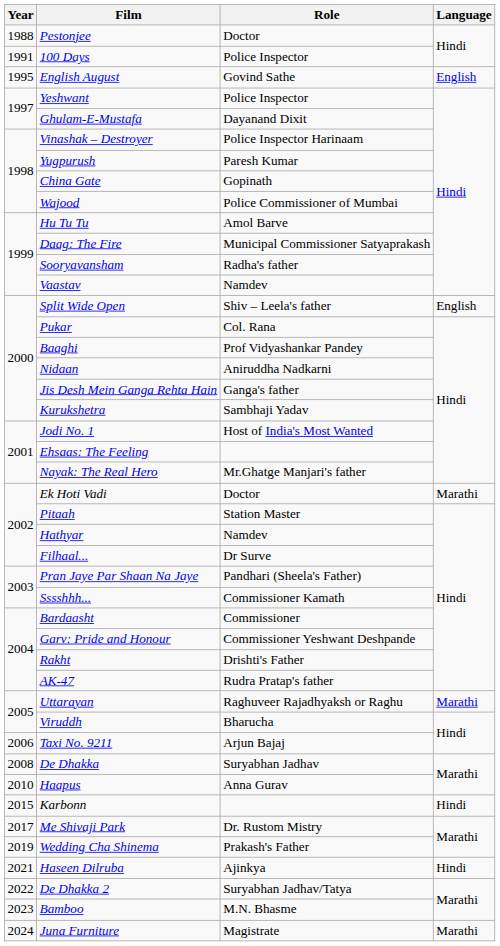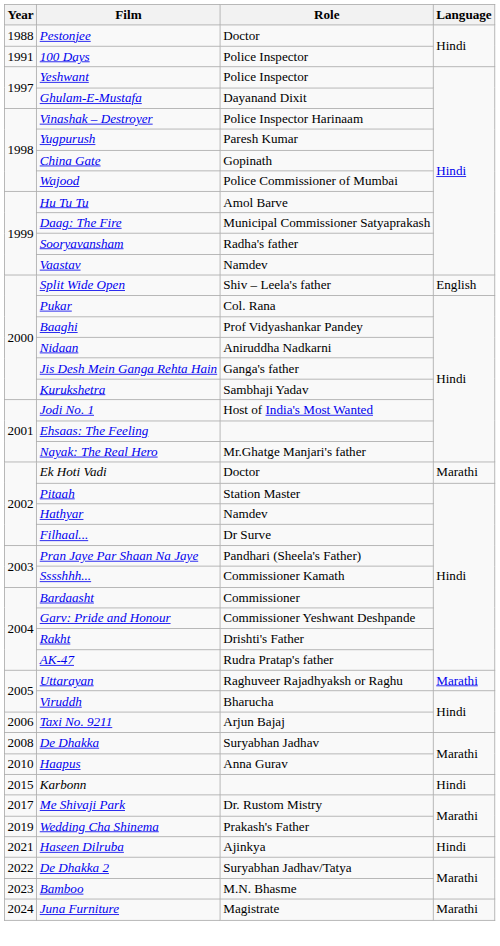- row: (80, 77)
